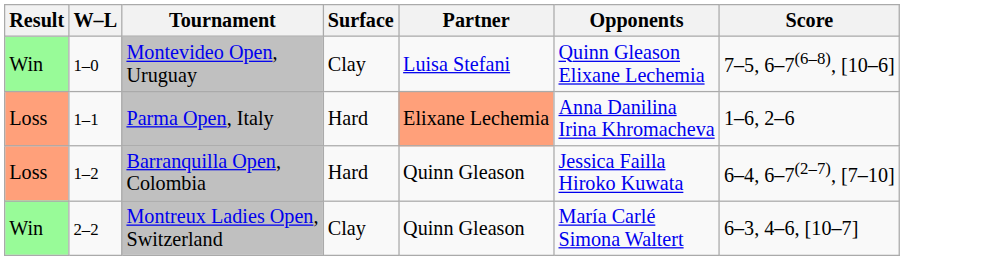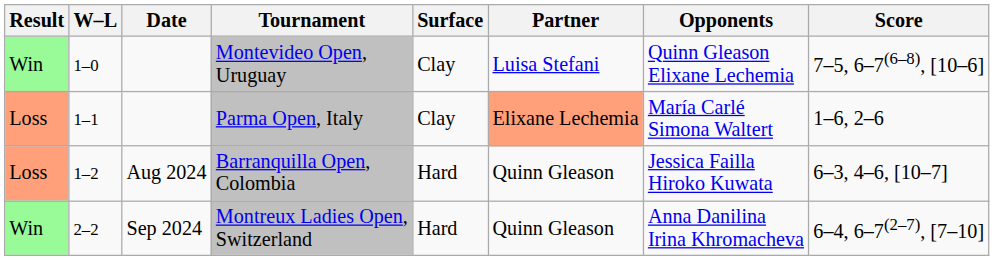+ column: (166, 20)
(348, 118) Hard -> (436, 118) Clay
(637, 118) Anna Danilina Irina Khromacheva -> (710, 118) María Carlé Simona Waltert
(809, 173) 6–4, 6–7(2–7), [7–10] -> (881, 173) 6–3, 4–6, [10–7]
(347, 227) Clay -> (437, 227) Hard
(621, 227) María Carlé Simona Waltert -> (726, 227) Anna Danilina Irina Khromacheva
(791, 227) 6–3, 4–6, [10–7] -> (899, 227) 6–4, 6–7(2–7), [7–10]
